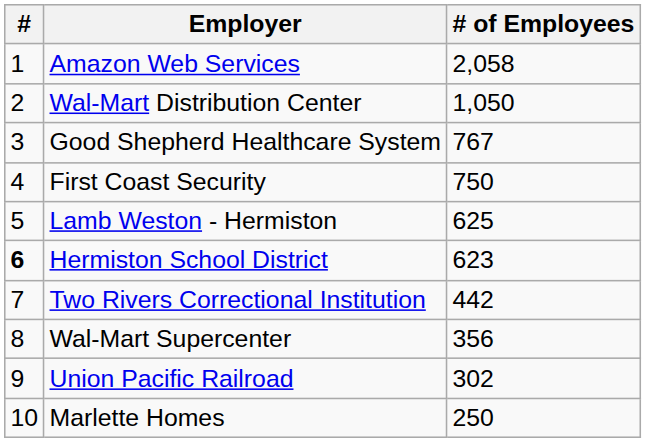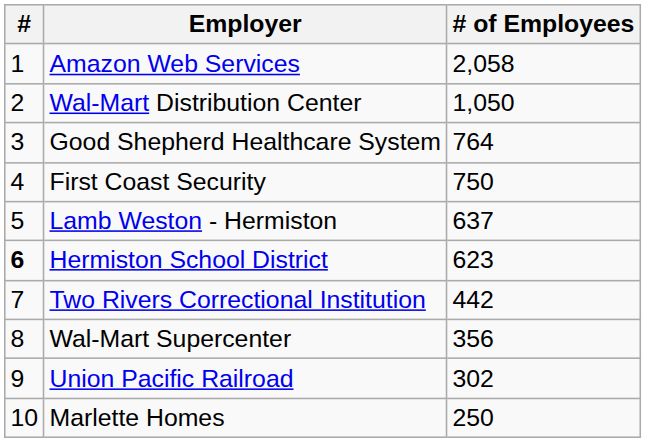(473, 142) 767 -> (473, 142) 764
(473, 220) 625 -> (473, 220) 637
